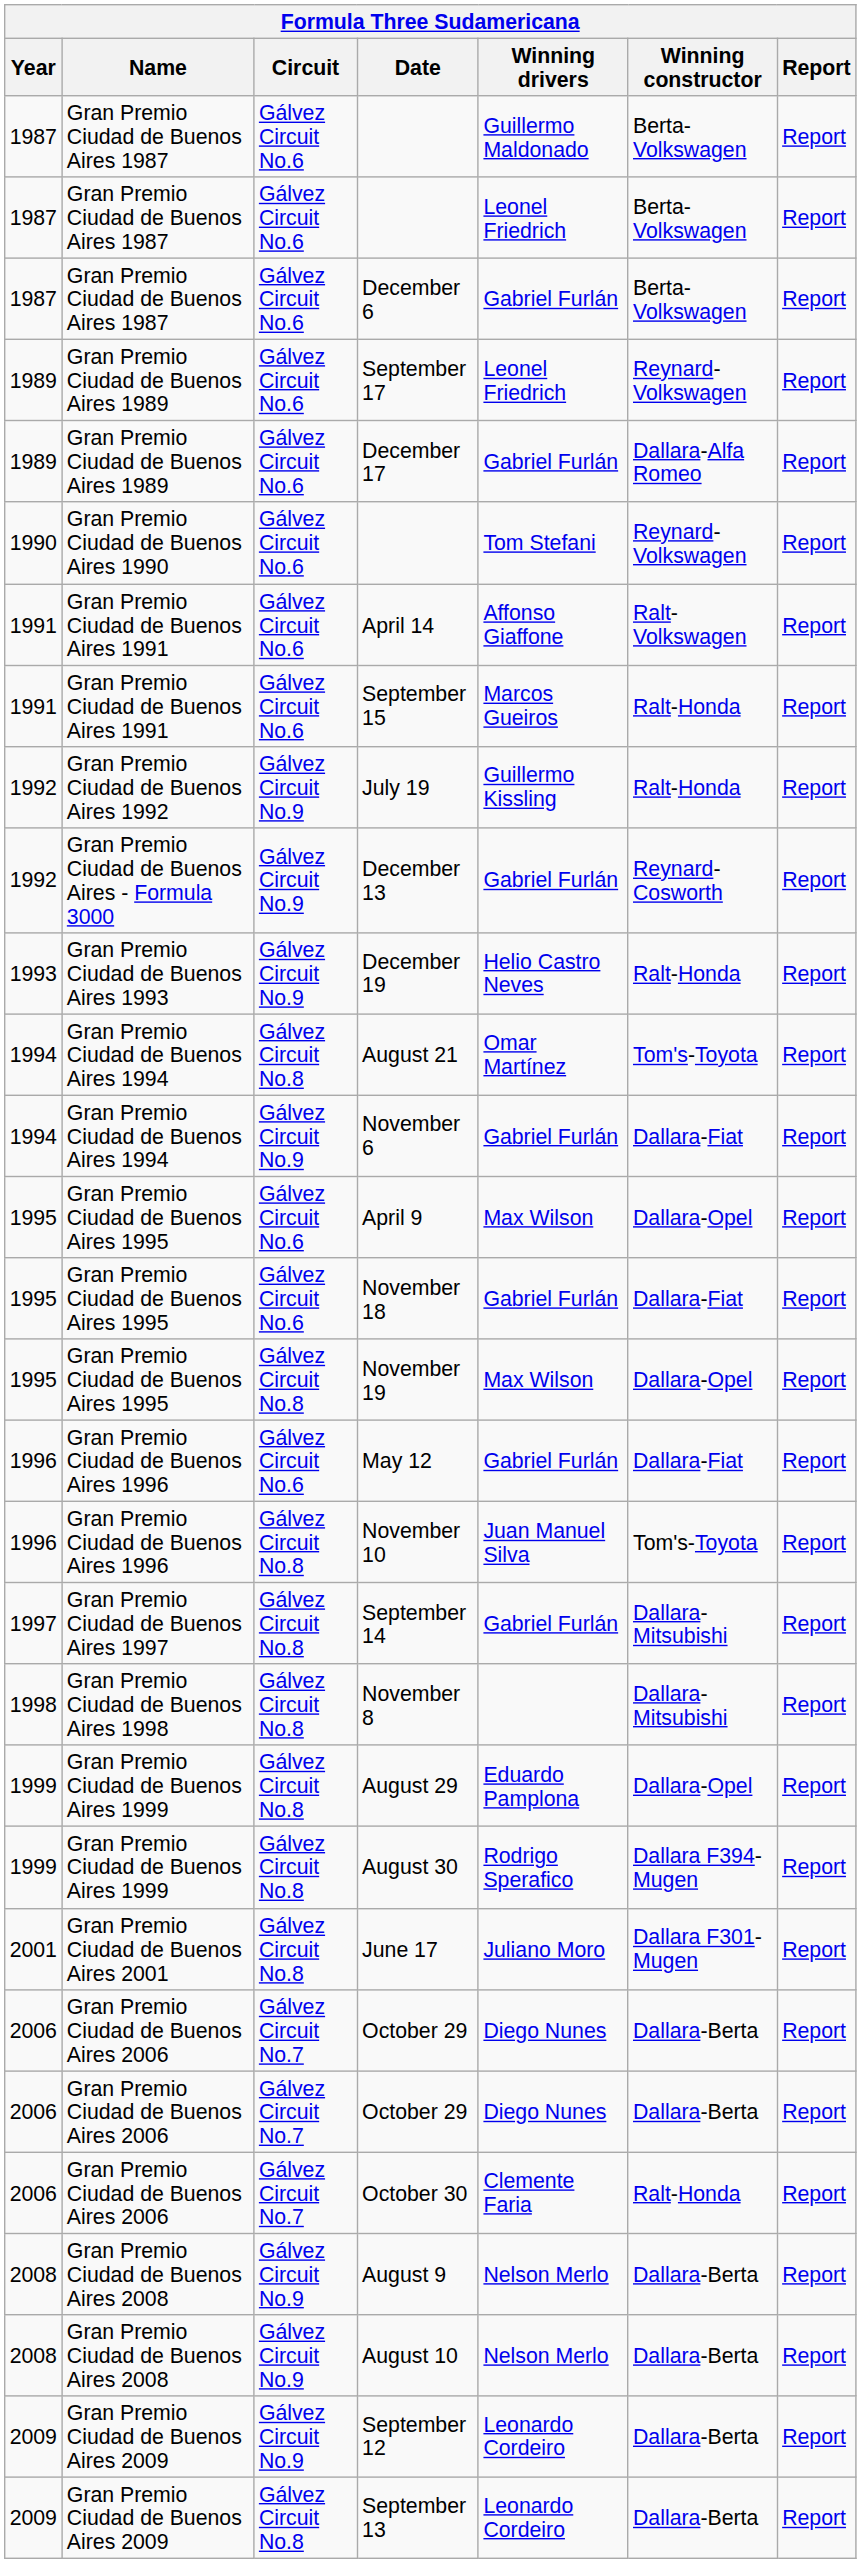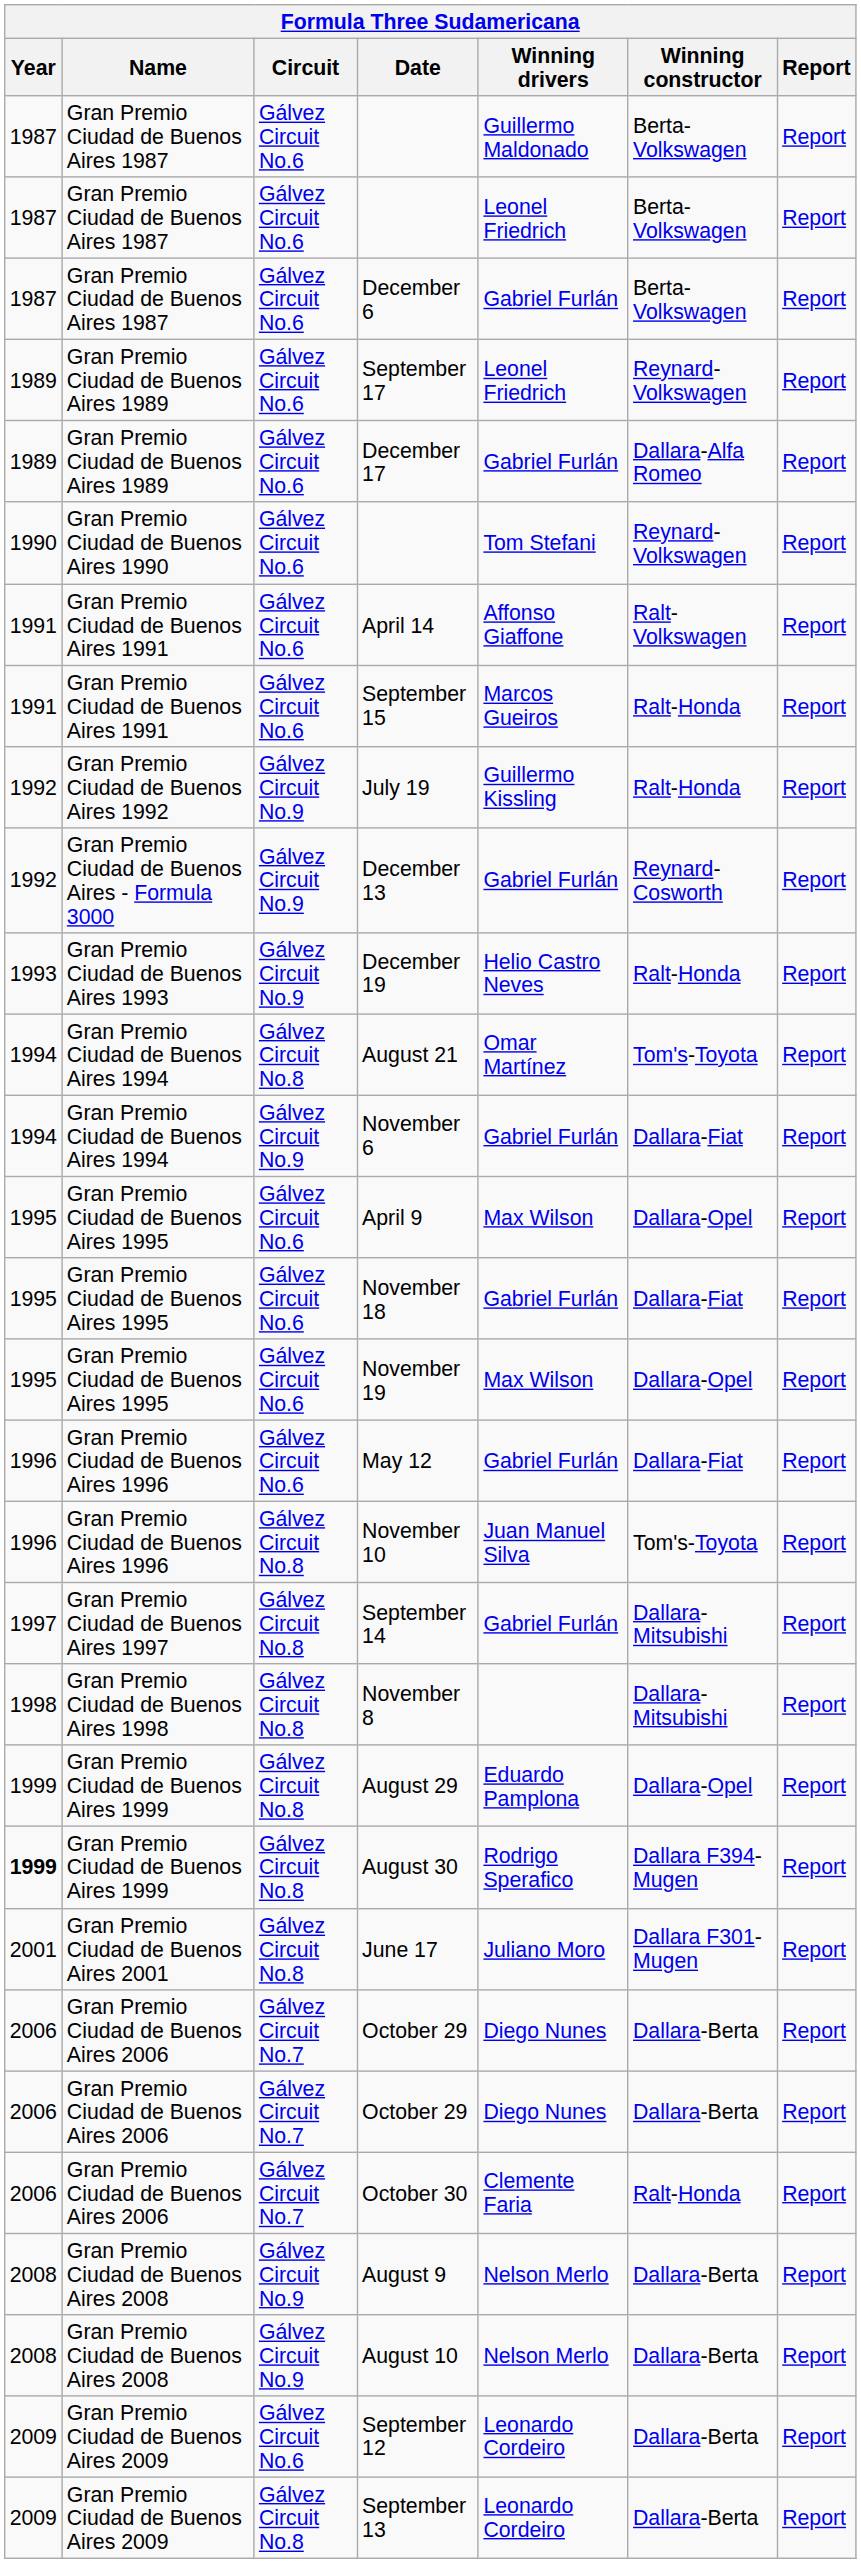(292, 1380) Gálvez Circuit No.8 -> (292, 1380) Gálvez Circuit No.6
(33, 1868) normal -> (33, 1868) bold
(292, 2437) Gálvez Circuit No.9 -> (292, 2437) Gálvez Circuit No.6
